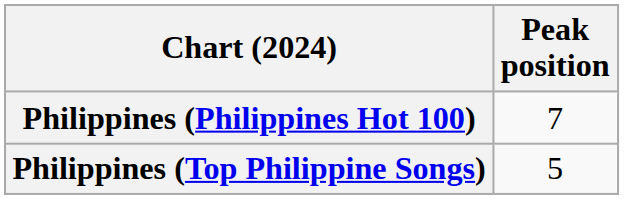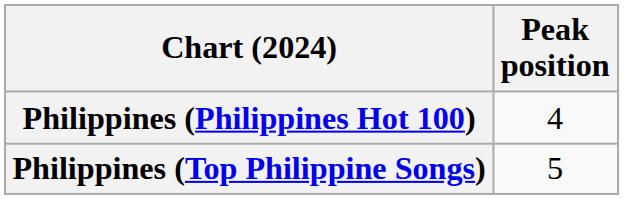(555, 117) 7 -> (555, 117) 4
